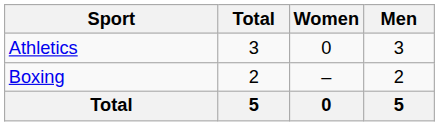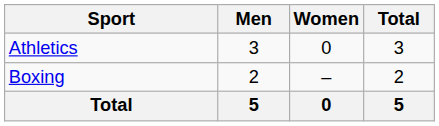columns swapped: (399, 18) <-> (254, 18)
